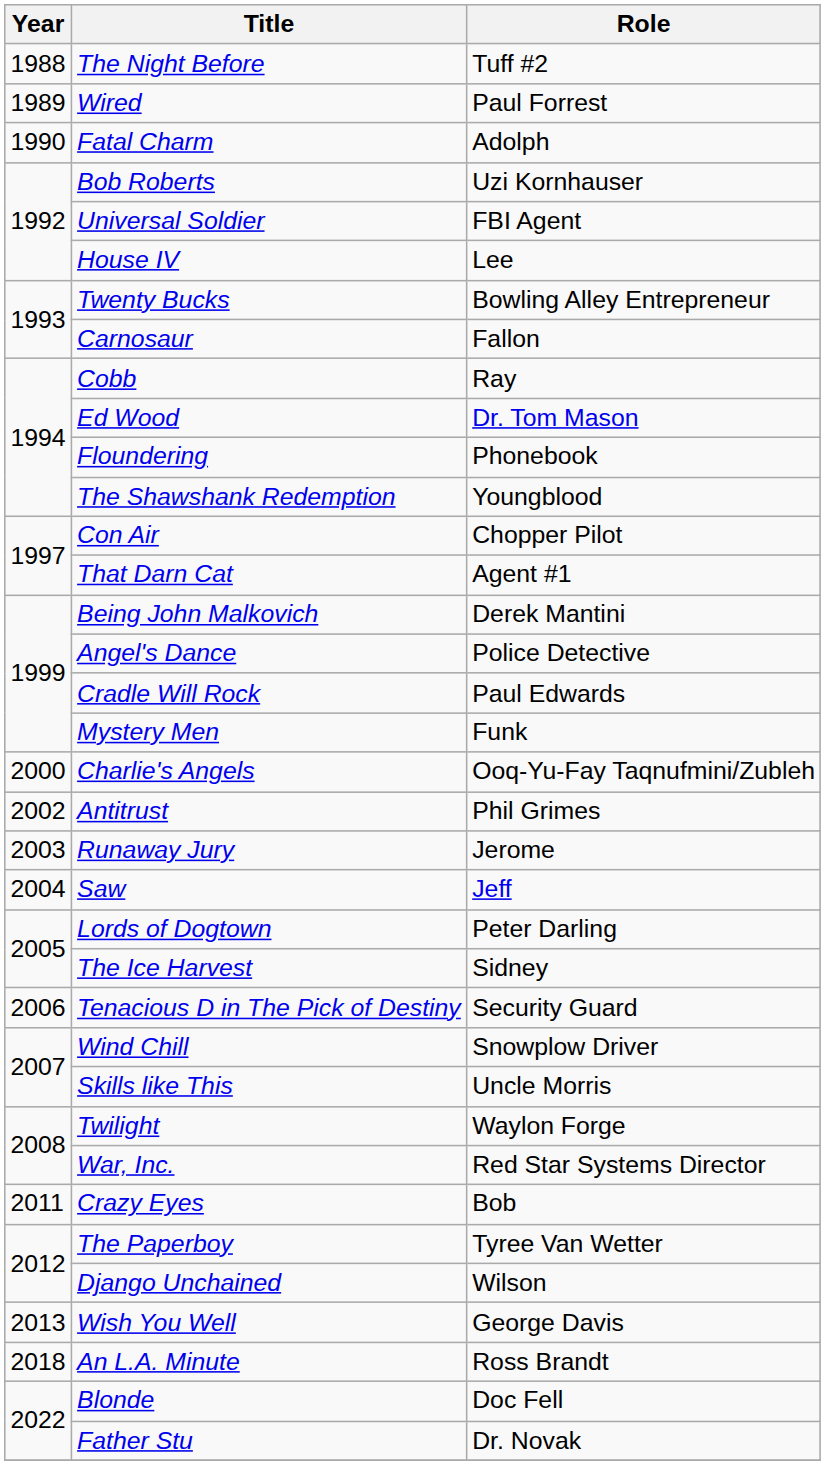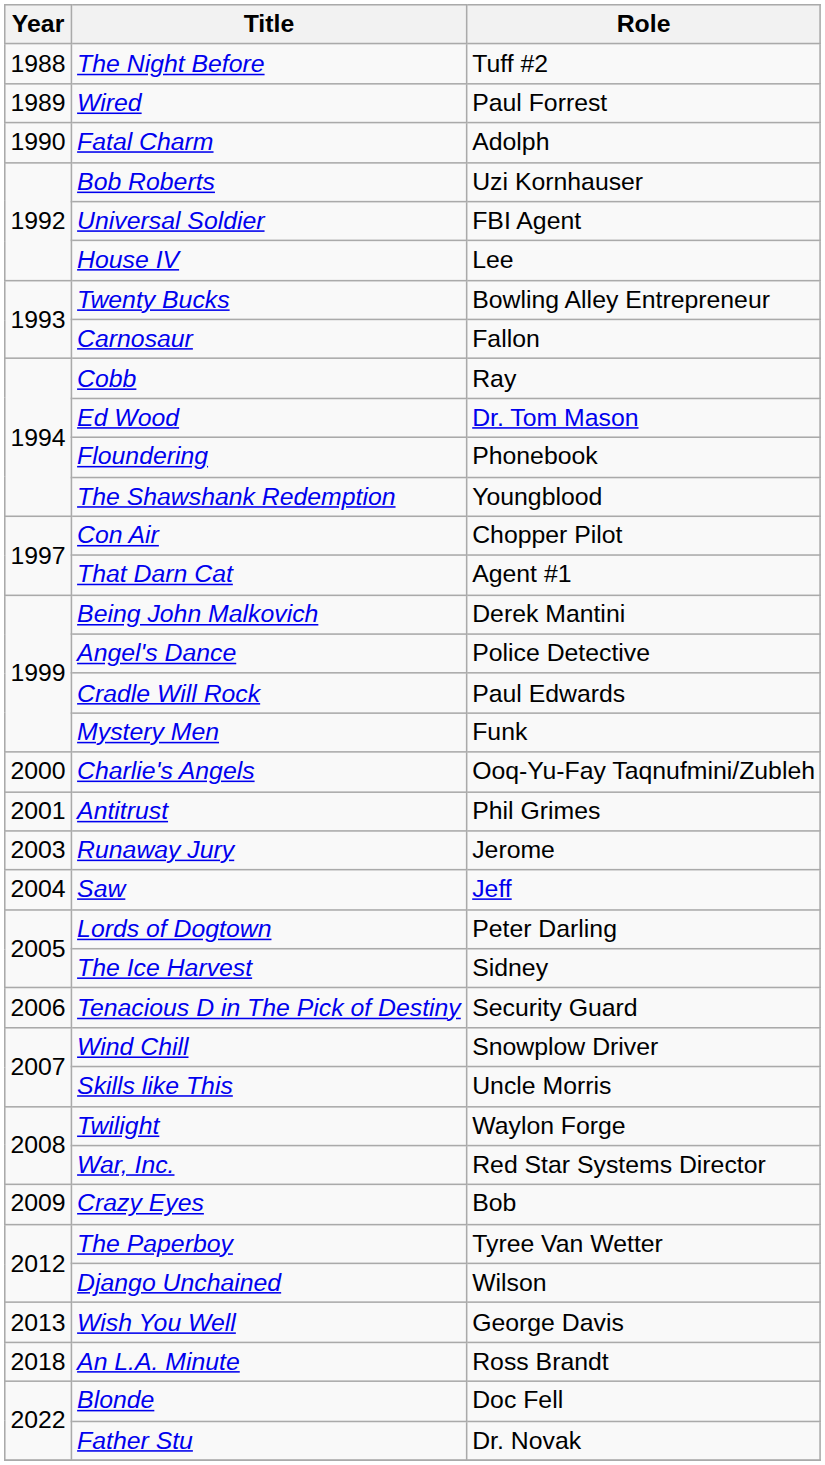(38, 810) 2002 -> (38, 810) 2001
(37, 1204) 2011 -> (38, 1204) 2009
